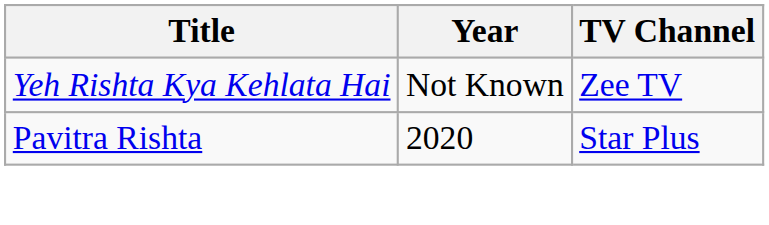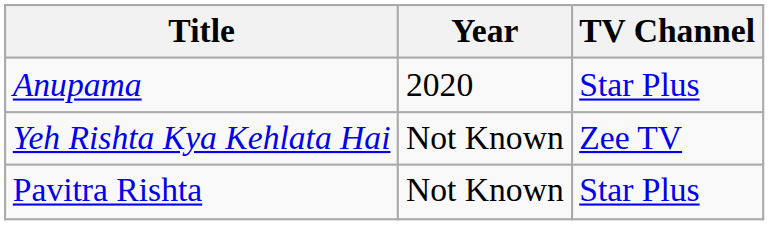+ row: (77, 84)
(440, 137) 2020 -> (485, 191) Not Known
